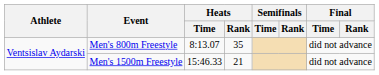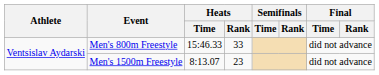(205, 45) 8:13.07 -> (205, 45) 15:46.33
(238, 45) 35 -> (238, 45) 33
(205, 62) 15:46.33 -> (205, 62) 8:13.07
(238, 62) 21 -> (238, 62) 23
